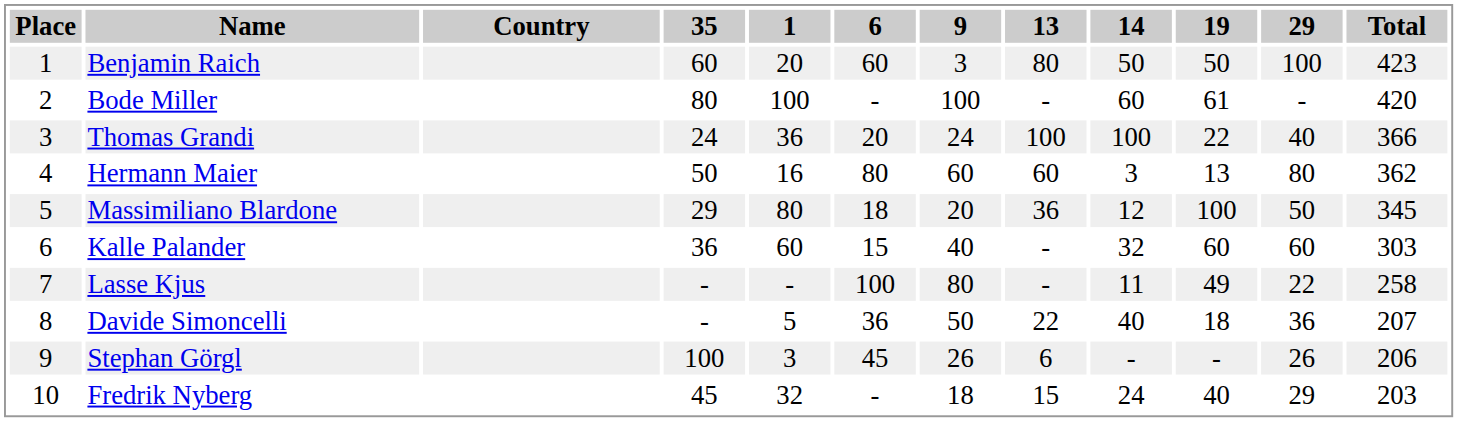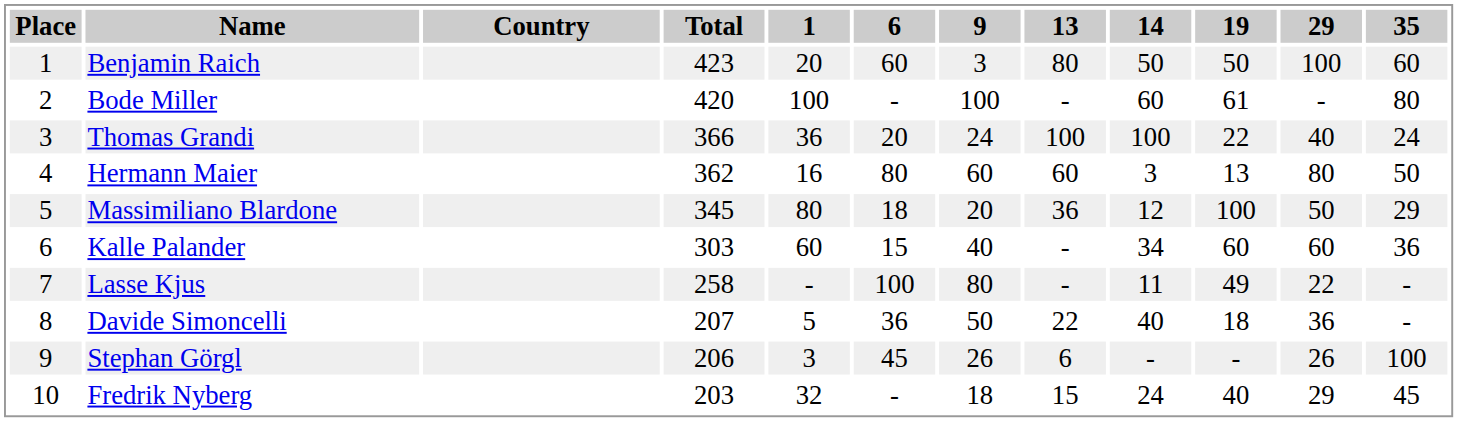columns swapped: (1397, 26) <-> (704, 26)
(1131, 247) 32 -> (1151, 247) 34
